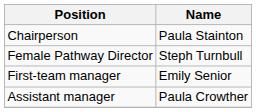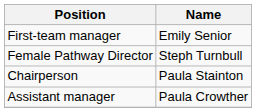rows swapped: (43, 35) <-> (64, 76)
